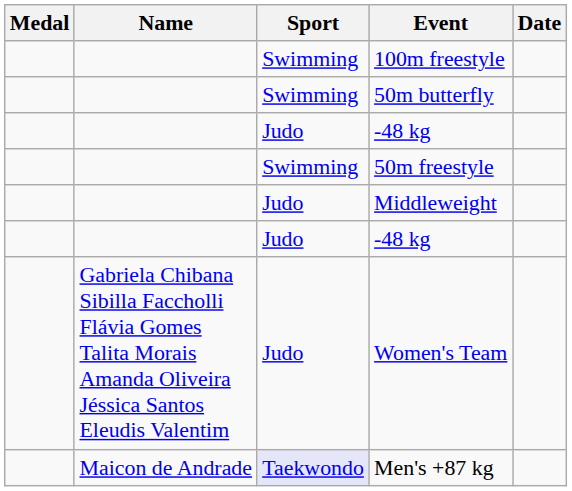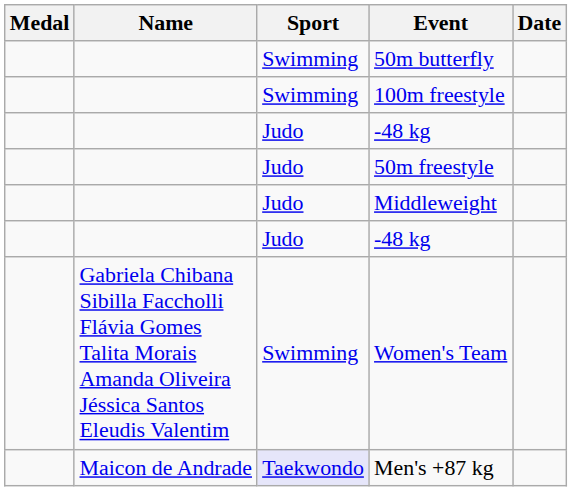rows swapped: (166, 95) <-> (166, 59)
(310, 167) Swimming -> (283, 167) Judo
(283, 353) Judo -> (310, 353) Swimming
